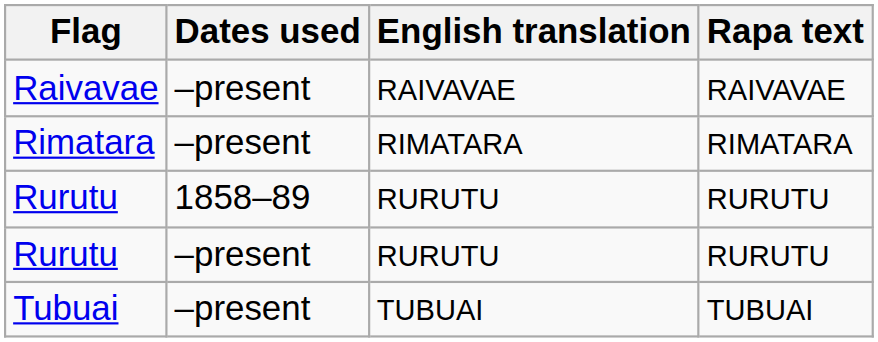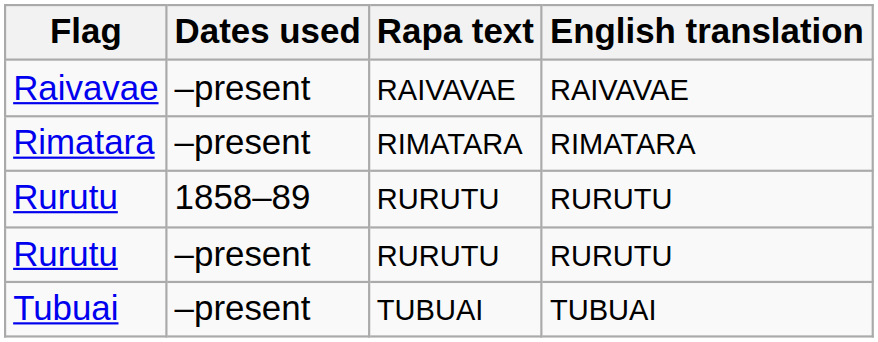columns swapped: (785, 32) <-> (534, 32)
